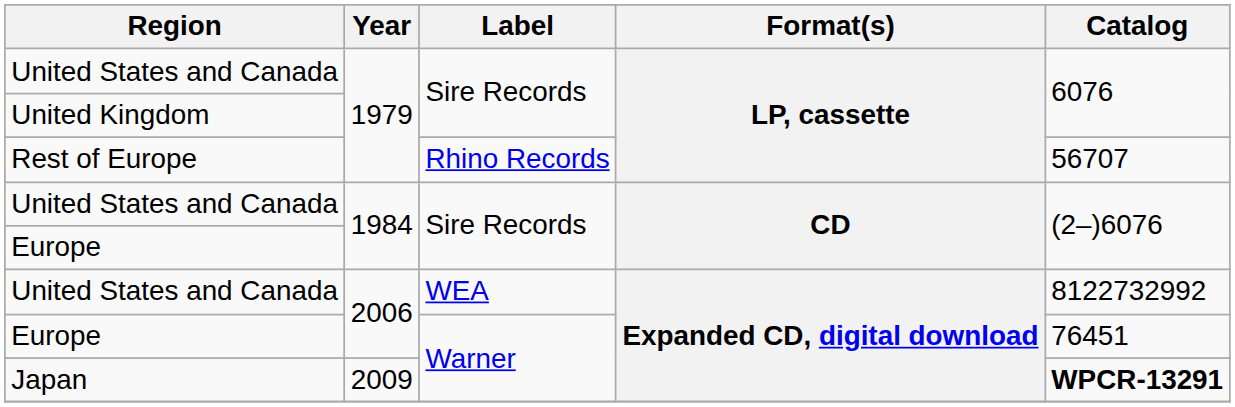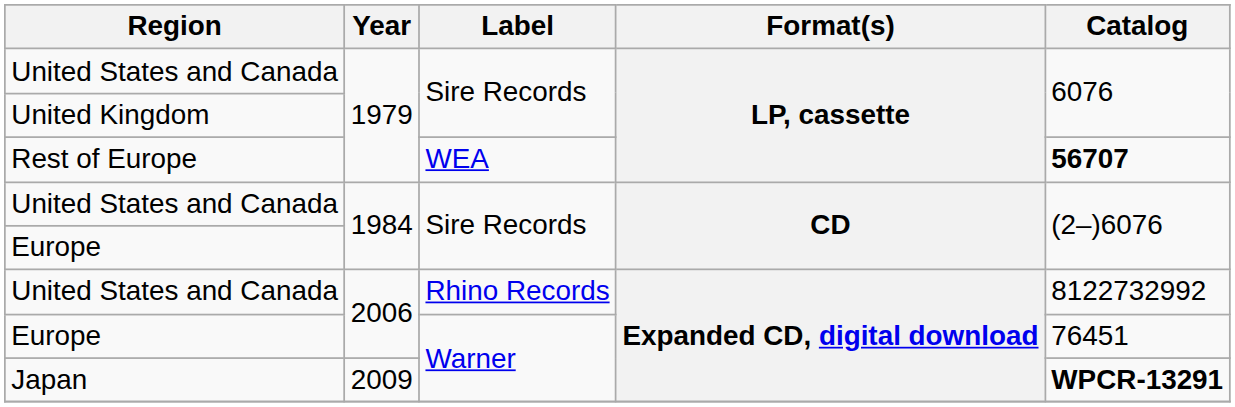(518, 159) Rhino Records -> (457, 159) WEA
(1090, 159) normal -> (1090, 159) bold
(457, 291) WEA -> (518, 291) Rhino Records
